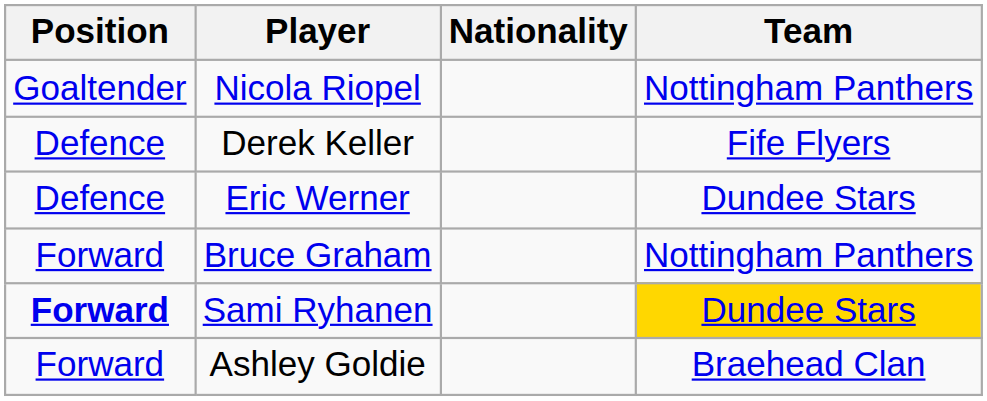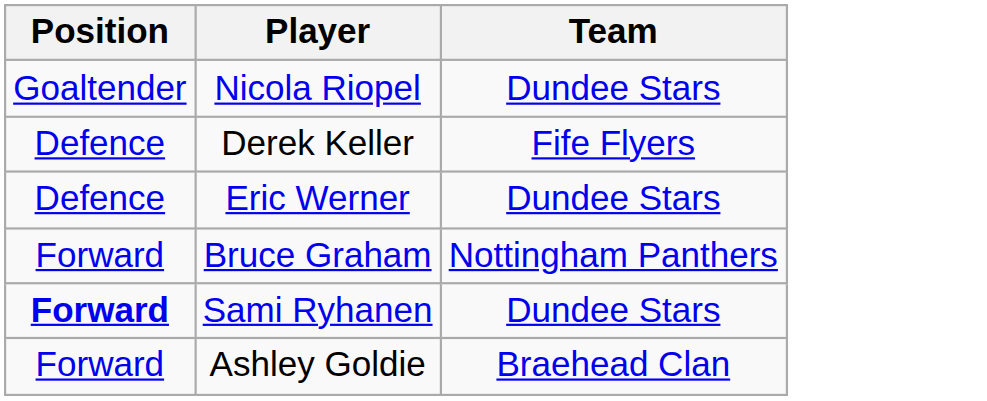- column: (538, 32)
(809, 87) Nottingham Panthers -> (613, 87) Dundee Stars
(809, 310) gold background -> (613, 310) no background
